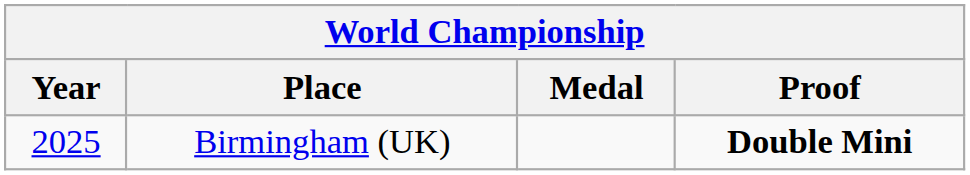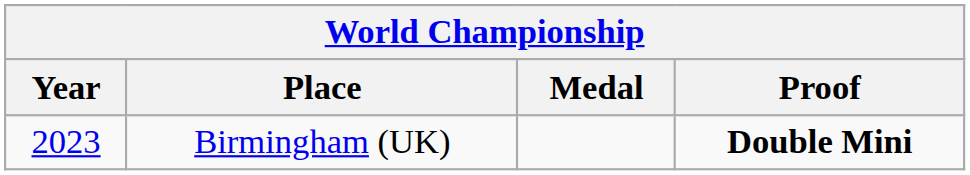(66, 141) 2025 -> (66, 141) 2023
